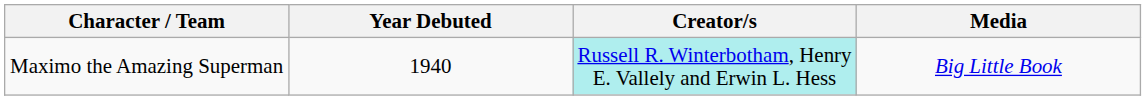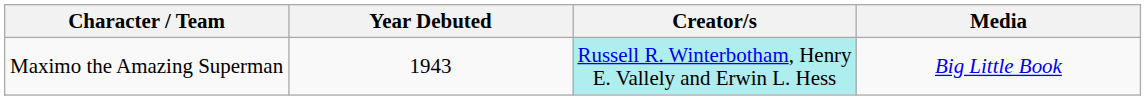(431, 66) 1940 -> (431, 66) 1943
